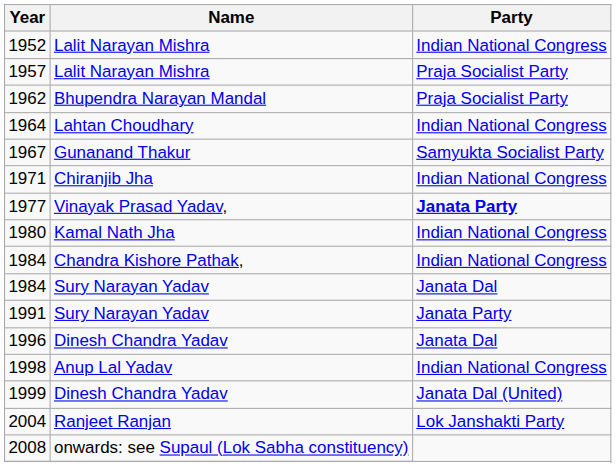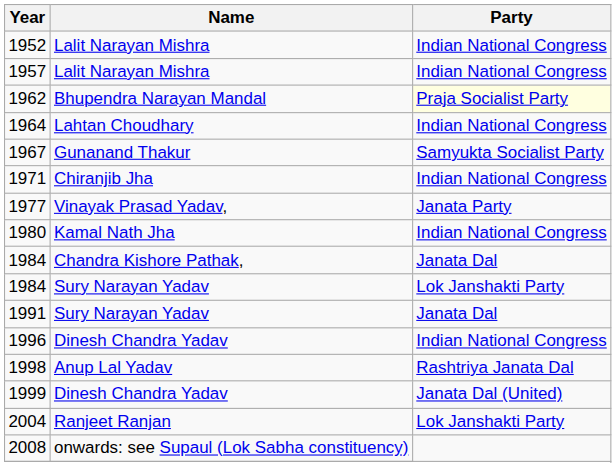(492, 71) Praja Socialist Party -> (512, 71) Indian National Congress
(492, 98) no background -> (492, 98) lightyellow background
(467, 206) bold -> (464, 206) normal
(512, 260) Indian National Congress -> (457, 260) Janata Dal
(457, 286) Janata Dal -> (490, 286) Lok Janshakti Party
(464, 313) Janata Party -> (457, 313) Janata Dal
(457, 340) Janata Dal -> (512, 340) Indian National Congress
(512, 367) Indian National Congress -> (495, 367) Rashtriya Janata Dal
